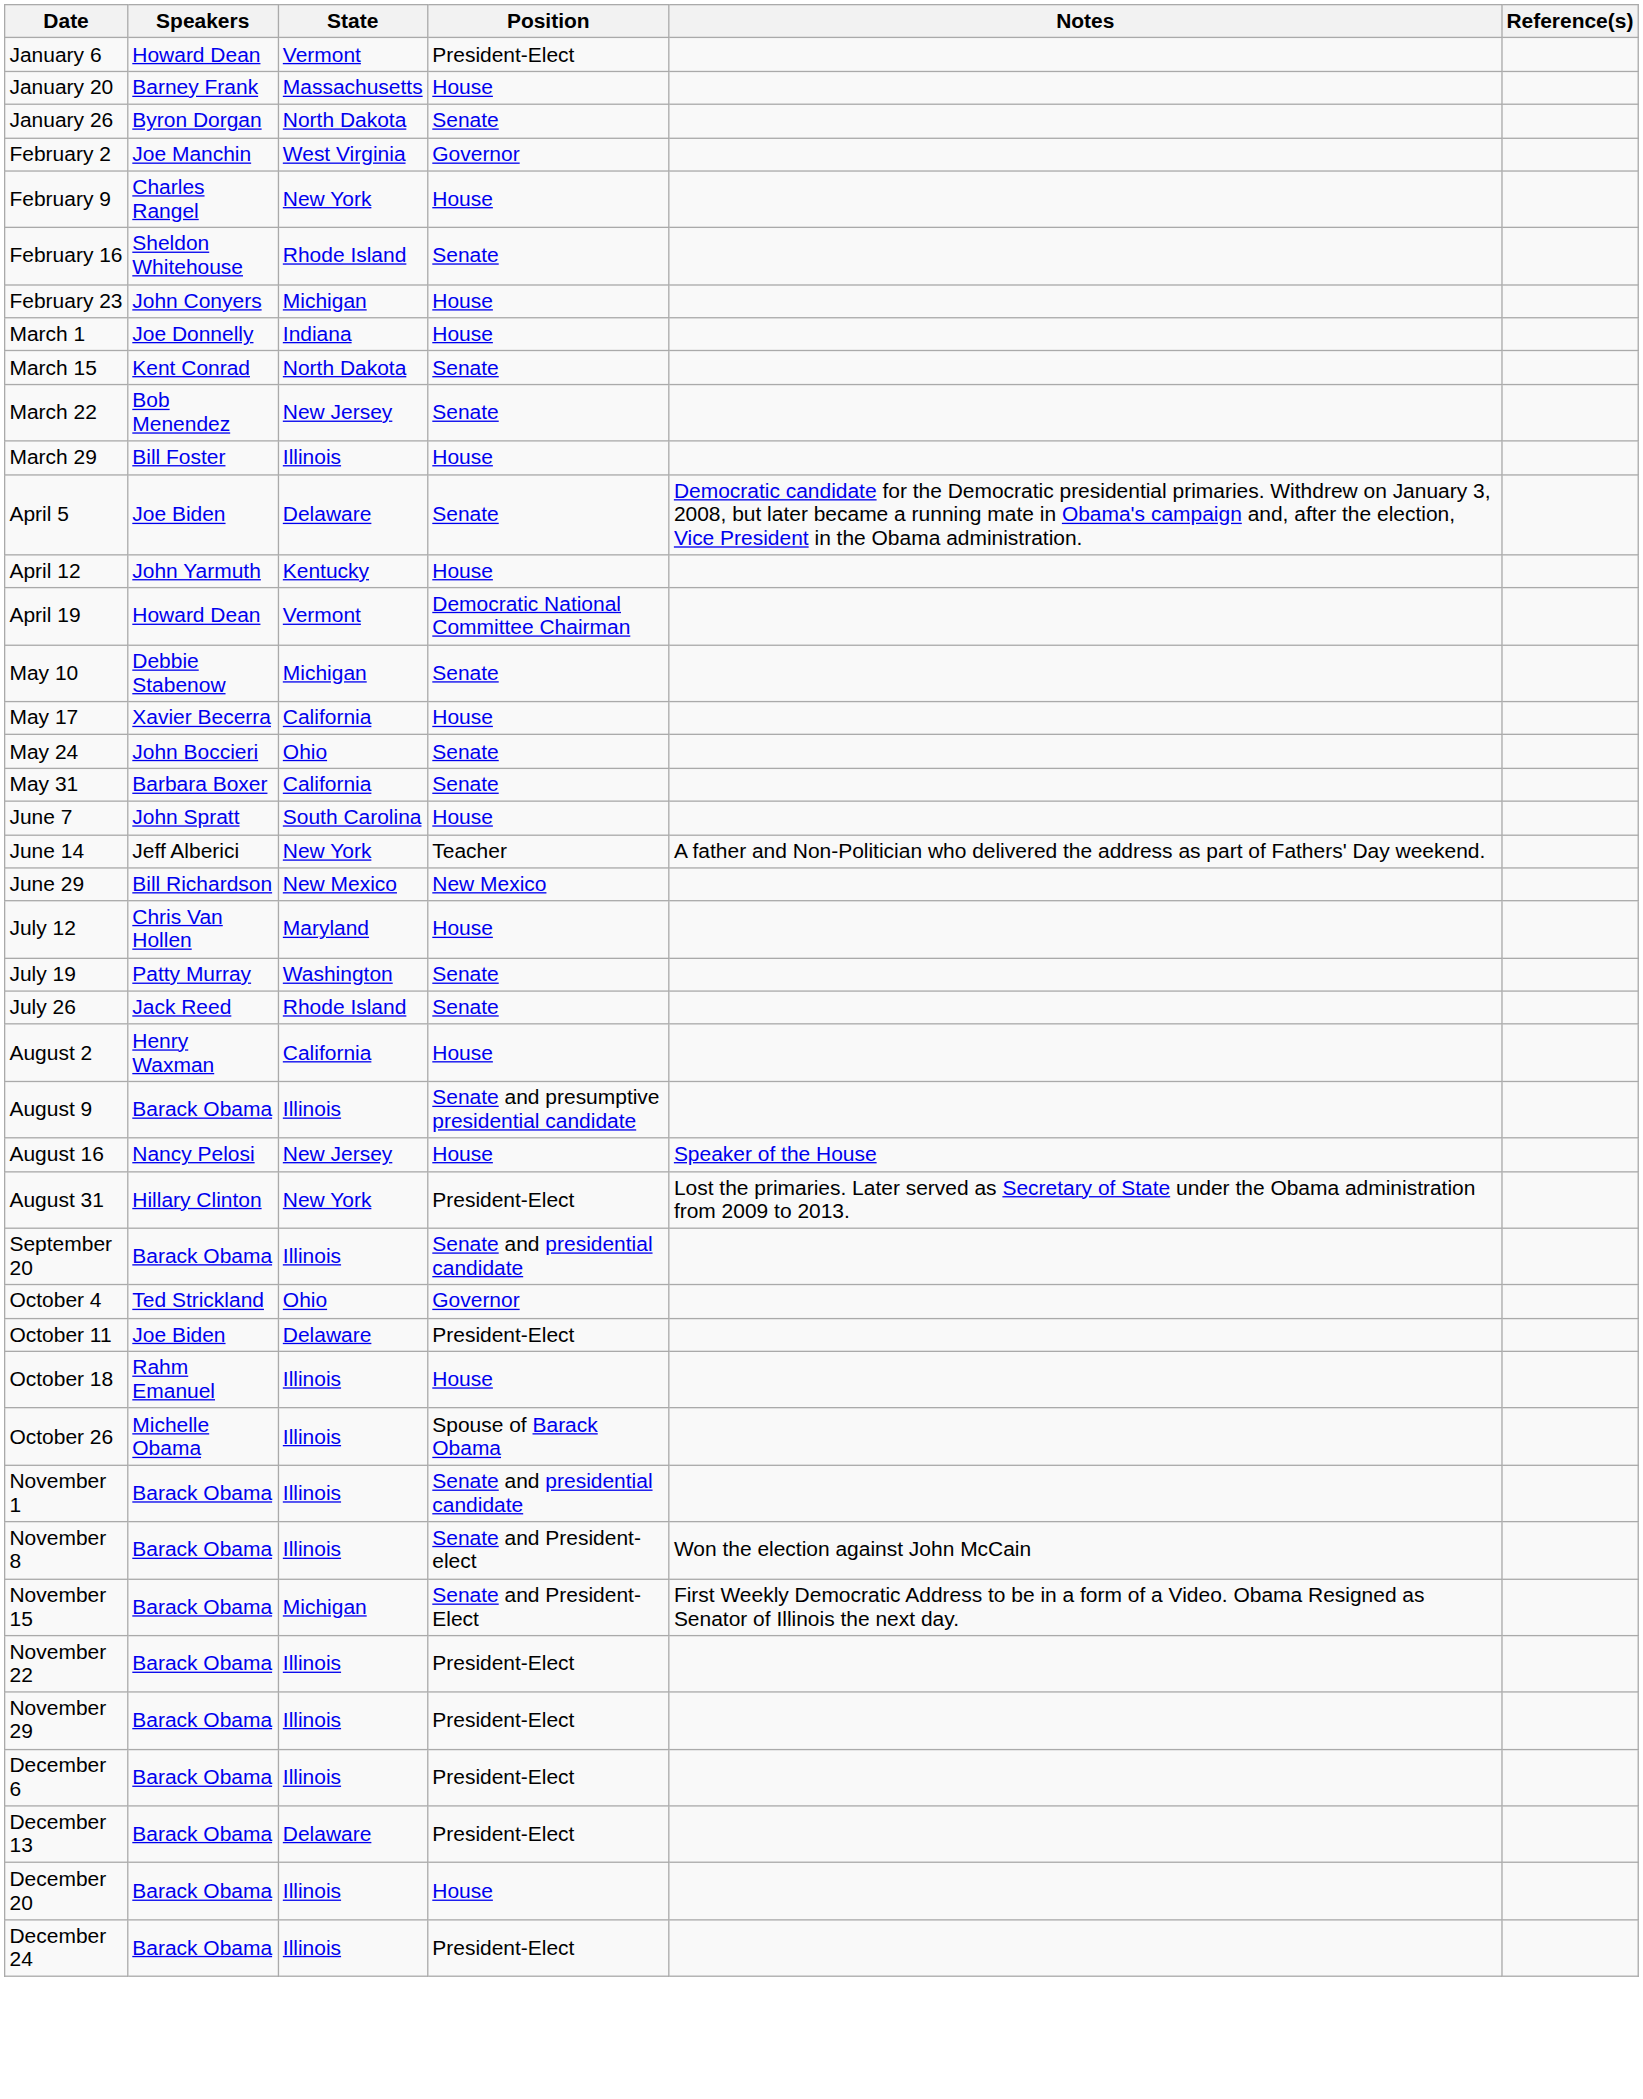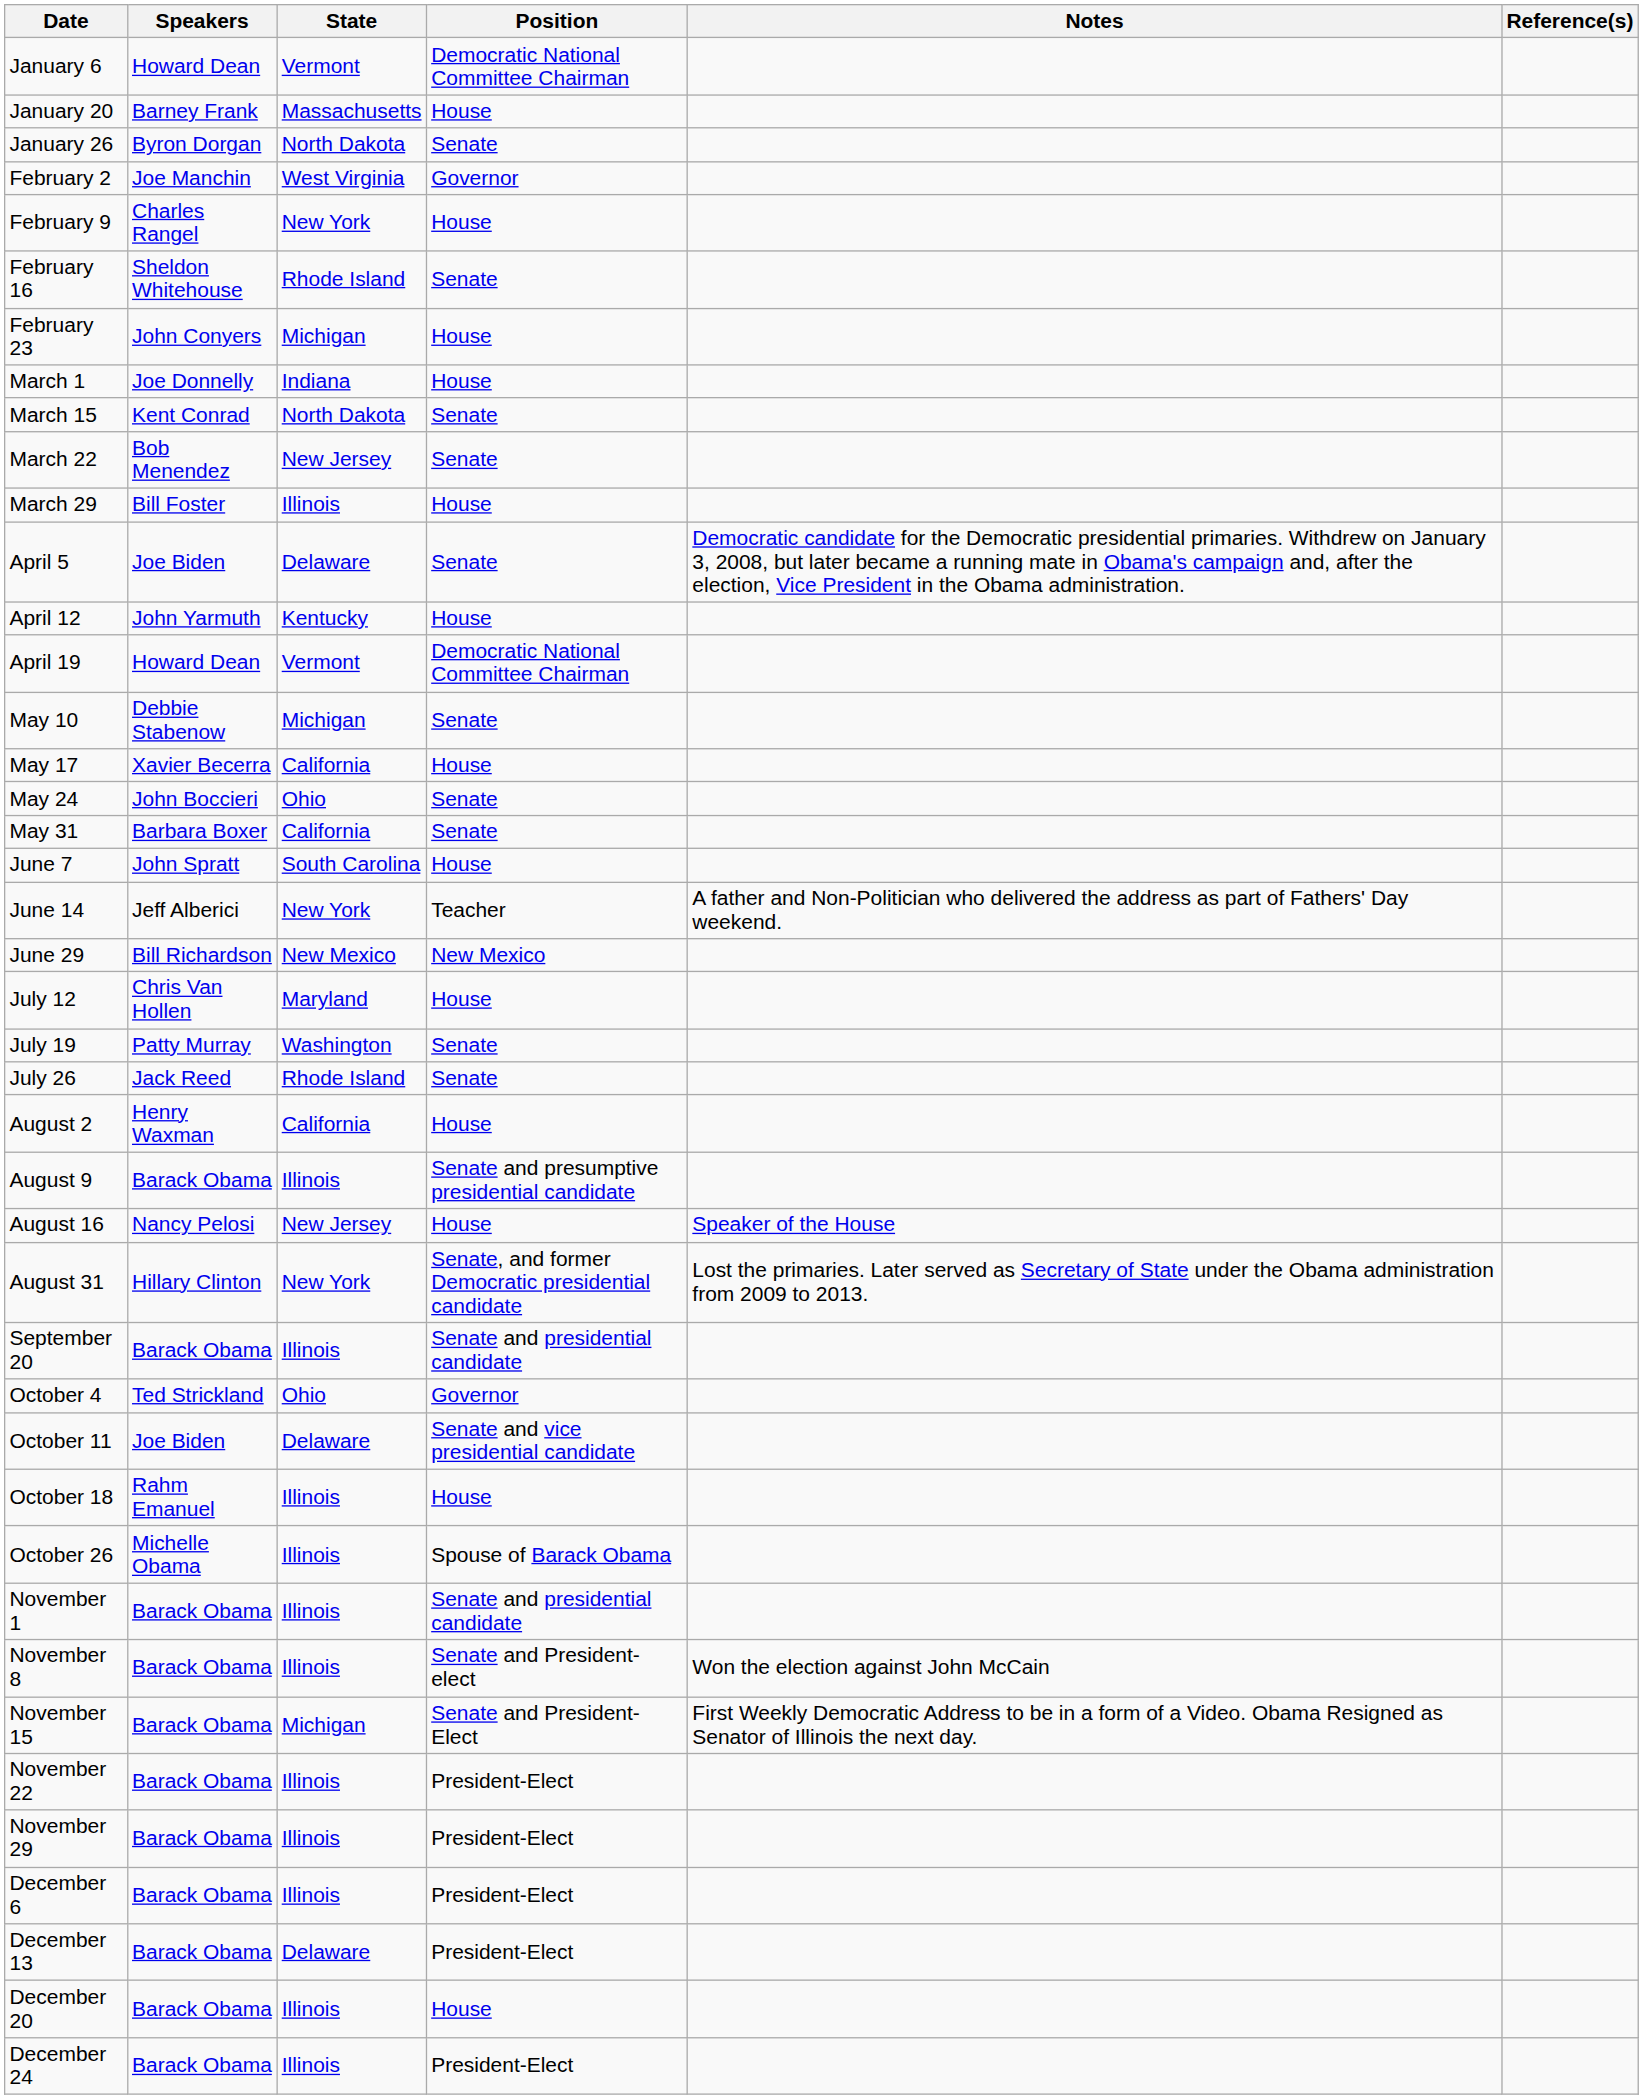(503, 54) President-Elect -> (530, 66) Democratic National Committee Chairman
(503, 1199) President-Elect -> (541, 1281) Senate, and former Democratic presidential candidate
(503, 1334) President-Elect -> (533, 1440) Senate and vice presidential candidate
